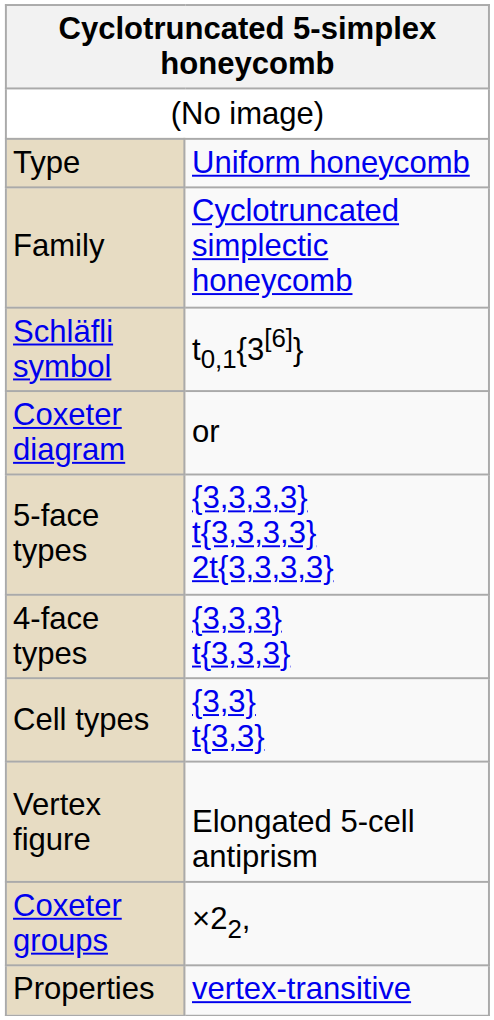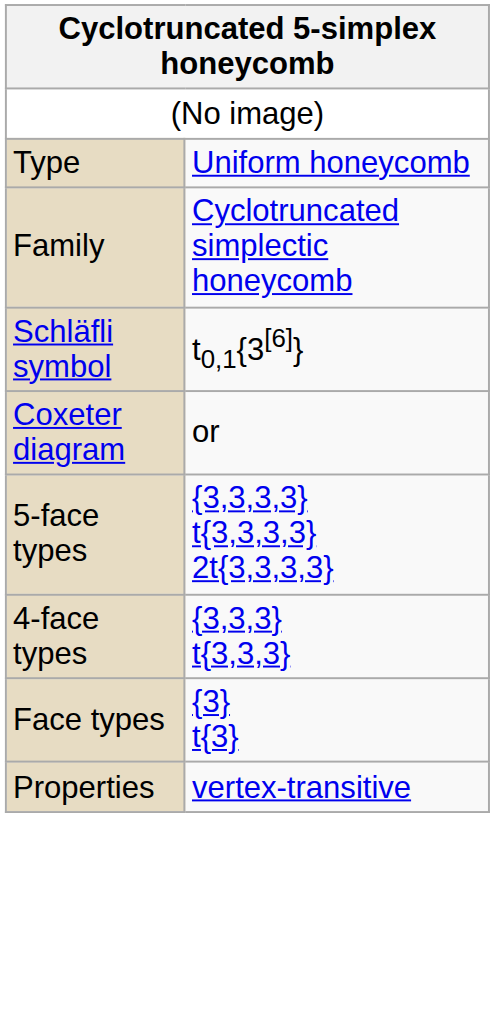- row: (81, 719)
+ row: (89, 719)
- row: (57, 821)
- row: (67, 923)
